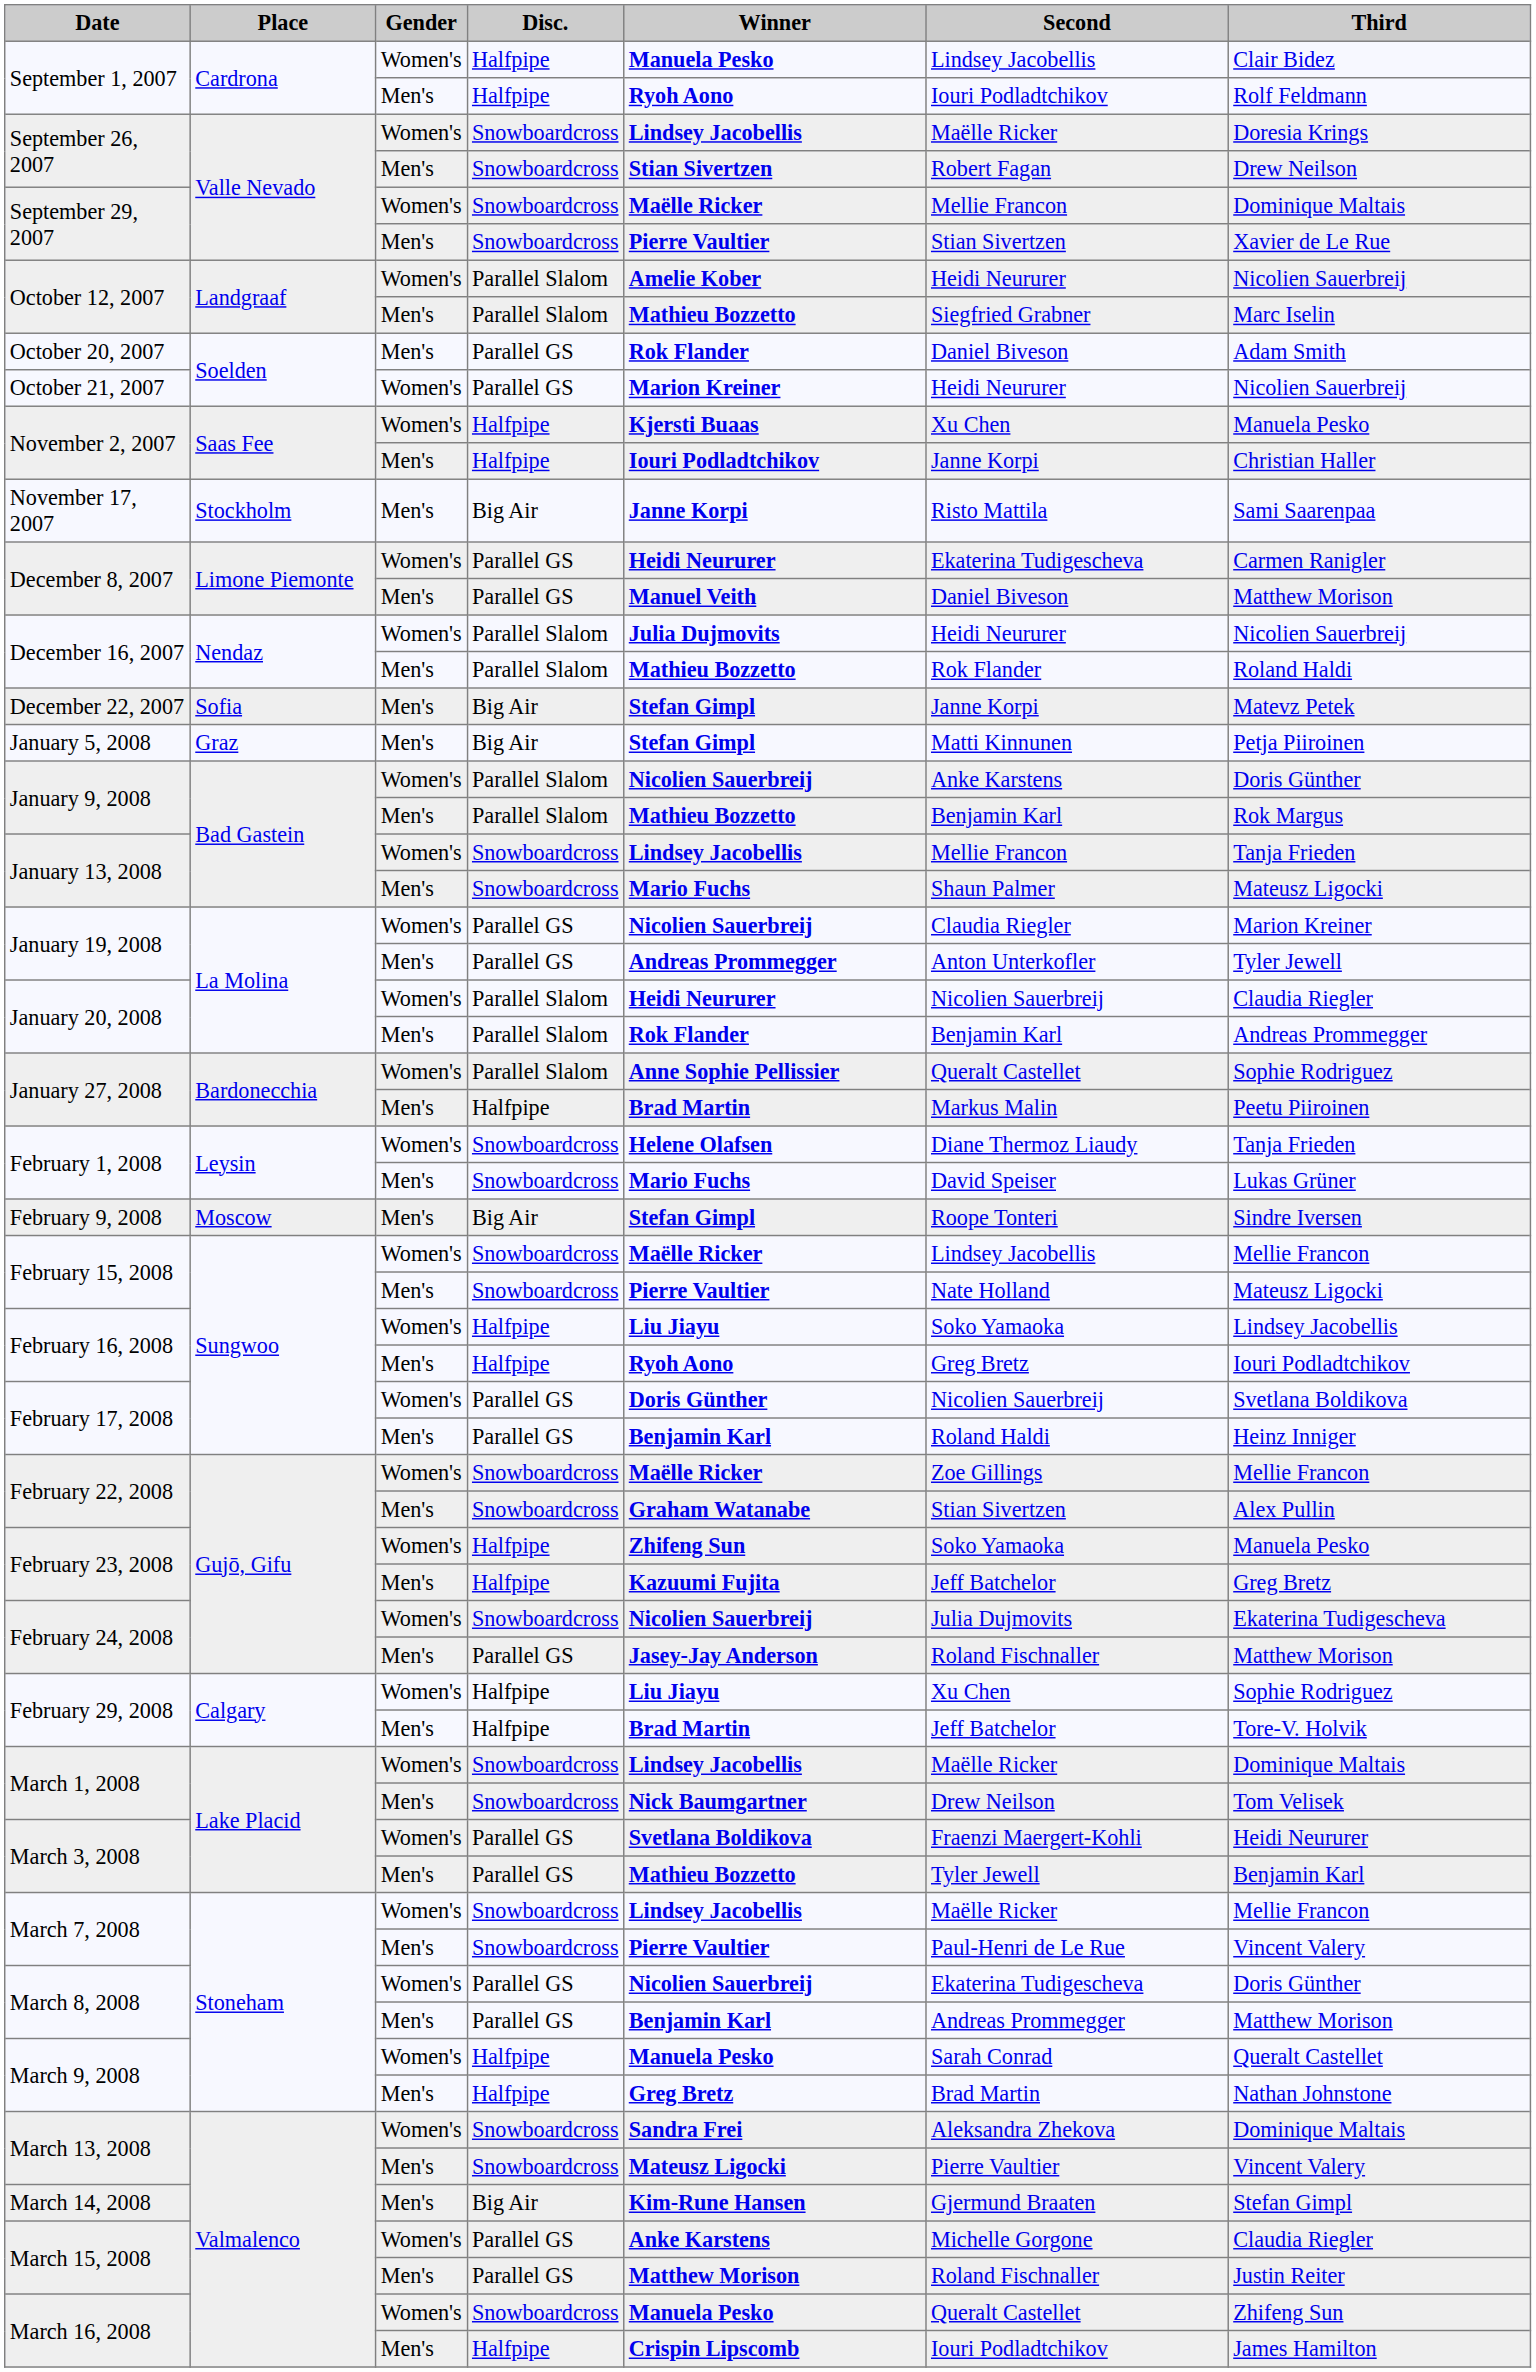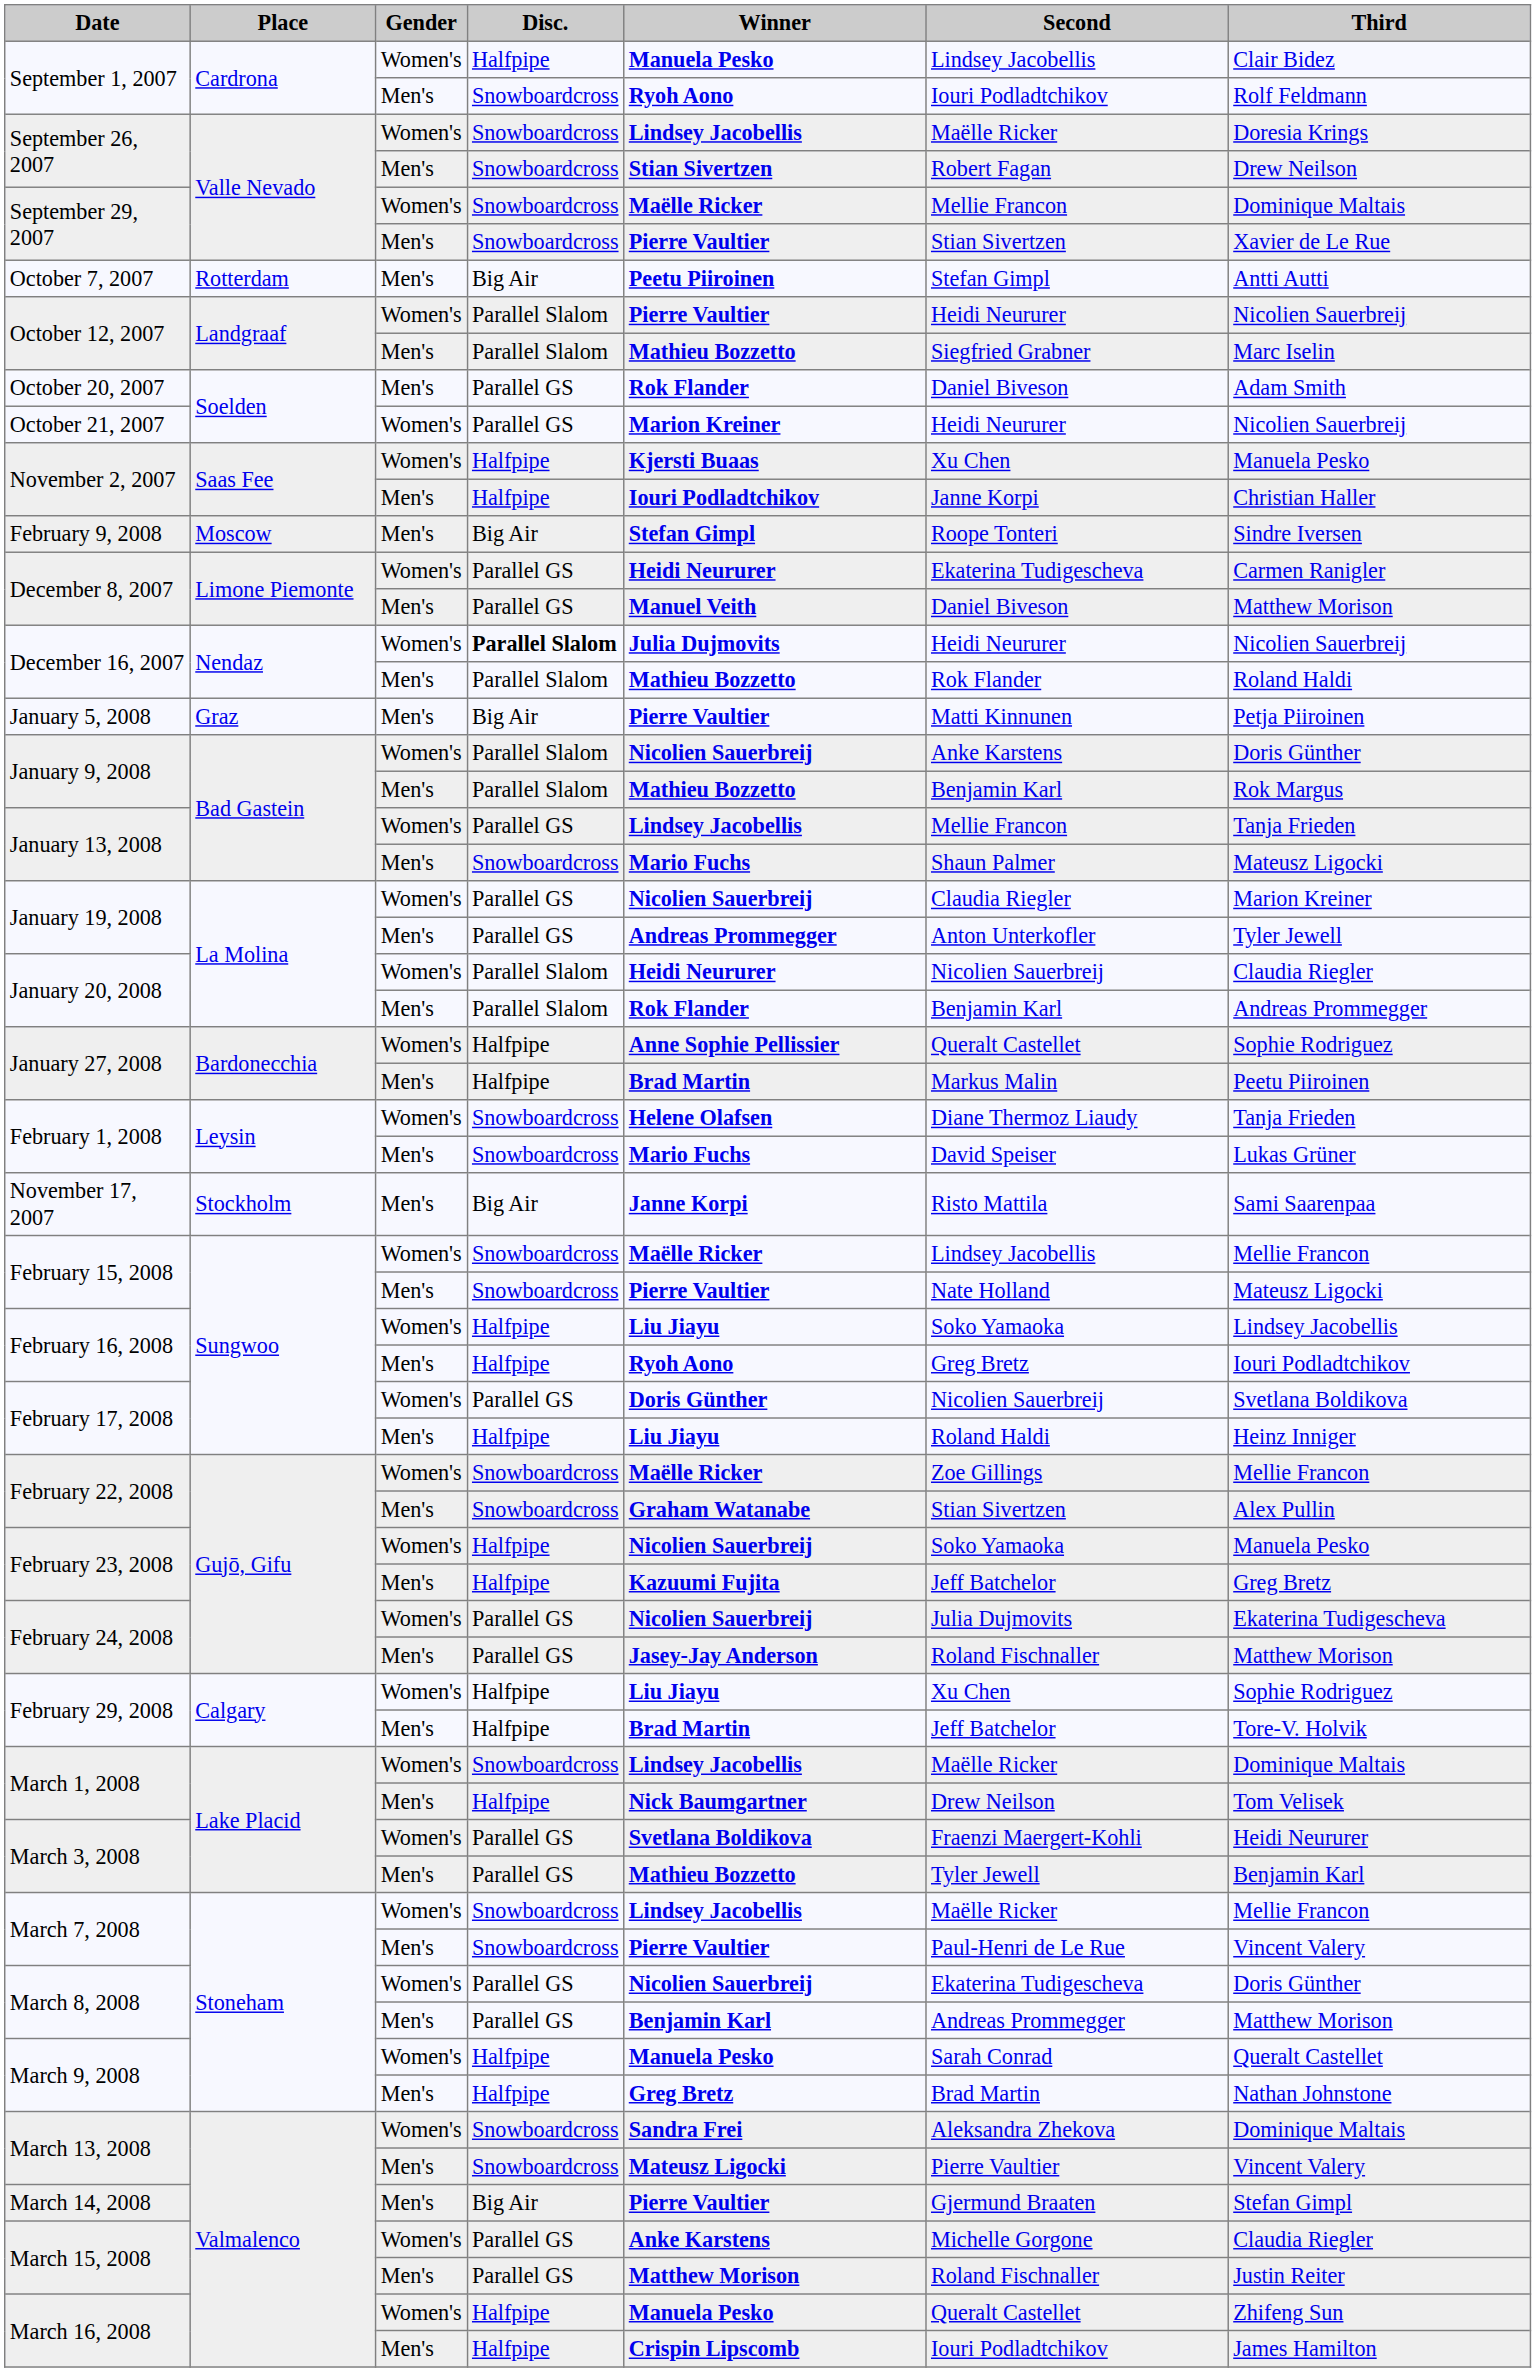(511, 95) Halfpipe -> (545, 95) Snowboardcross
+ row: (82, 278)
(695, 278) Amelie Kober -> (699, 314) Pierre Vaultier
rows swapped: (73, 510) <-> (86, 1217)
(540, 633) normal -> (544, 643) bold
- row: (97, 706)
(692, 742) Stefan Gimpl -> (699, 716) Pierre Vaultier
(545, 852) Snowboardcross -> (523, 825) Parallel GS
(540, 1071) Parallel Slalom -> (511, 1044) Halfpipe
(523, 1436) Parallel GS -> (511, 1436) Halfpipe
(700, 1436) Benjamin Karl -> (674, 1436) Liu Jiayu
(687, 1545) Zhifeng Sun -> (721, 1545) Nicolien Sauerbreij
(545, 1618) Snowboardcross -> (523, 1618) Parallel GS
(545, 1801) Snowboardcross -> (511, 1801) Halfpipe
(717, 2202) Kim-Rune Hansen -> (699, 2202) Pierre Vaultier
(545, 2312) Snowboardcross -> (511, 2312) Halfpipe
